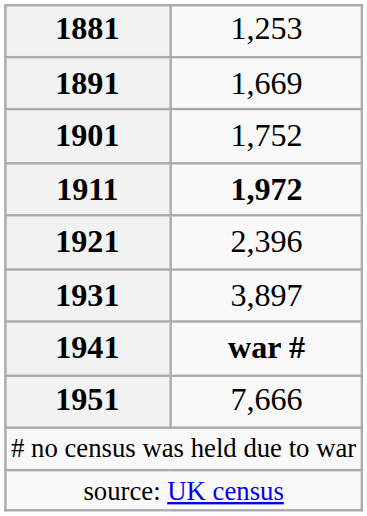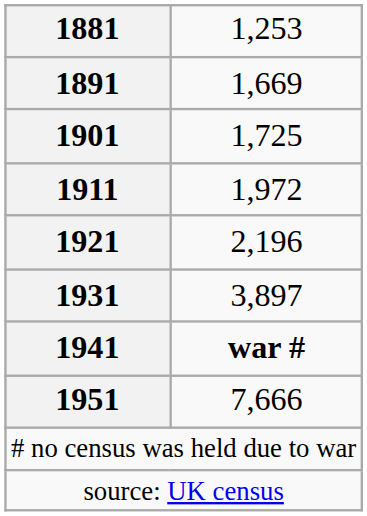(266, 135) 1,752 -> (266, 135) 1,725
(266, 188) bold -> (266, 188) normal
(266, 241) 2,396 -> (266, 241) 2,196
